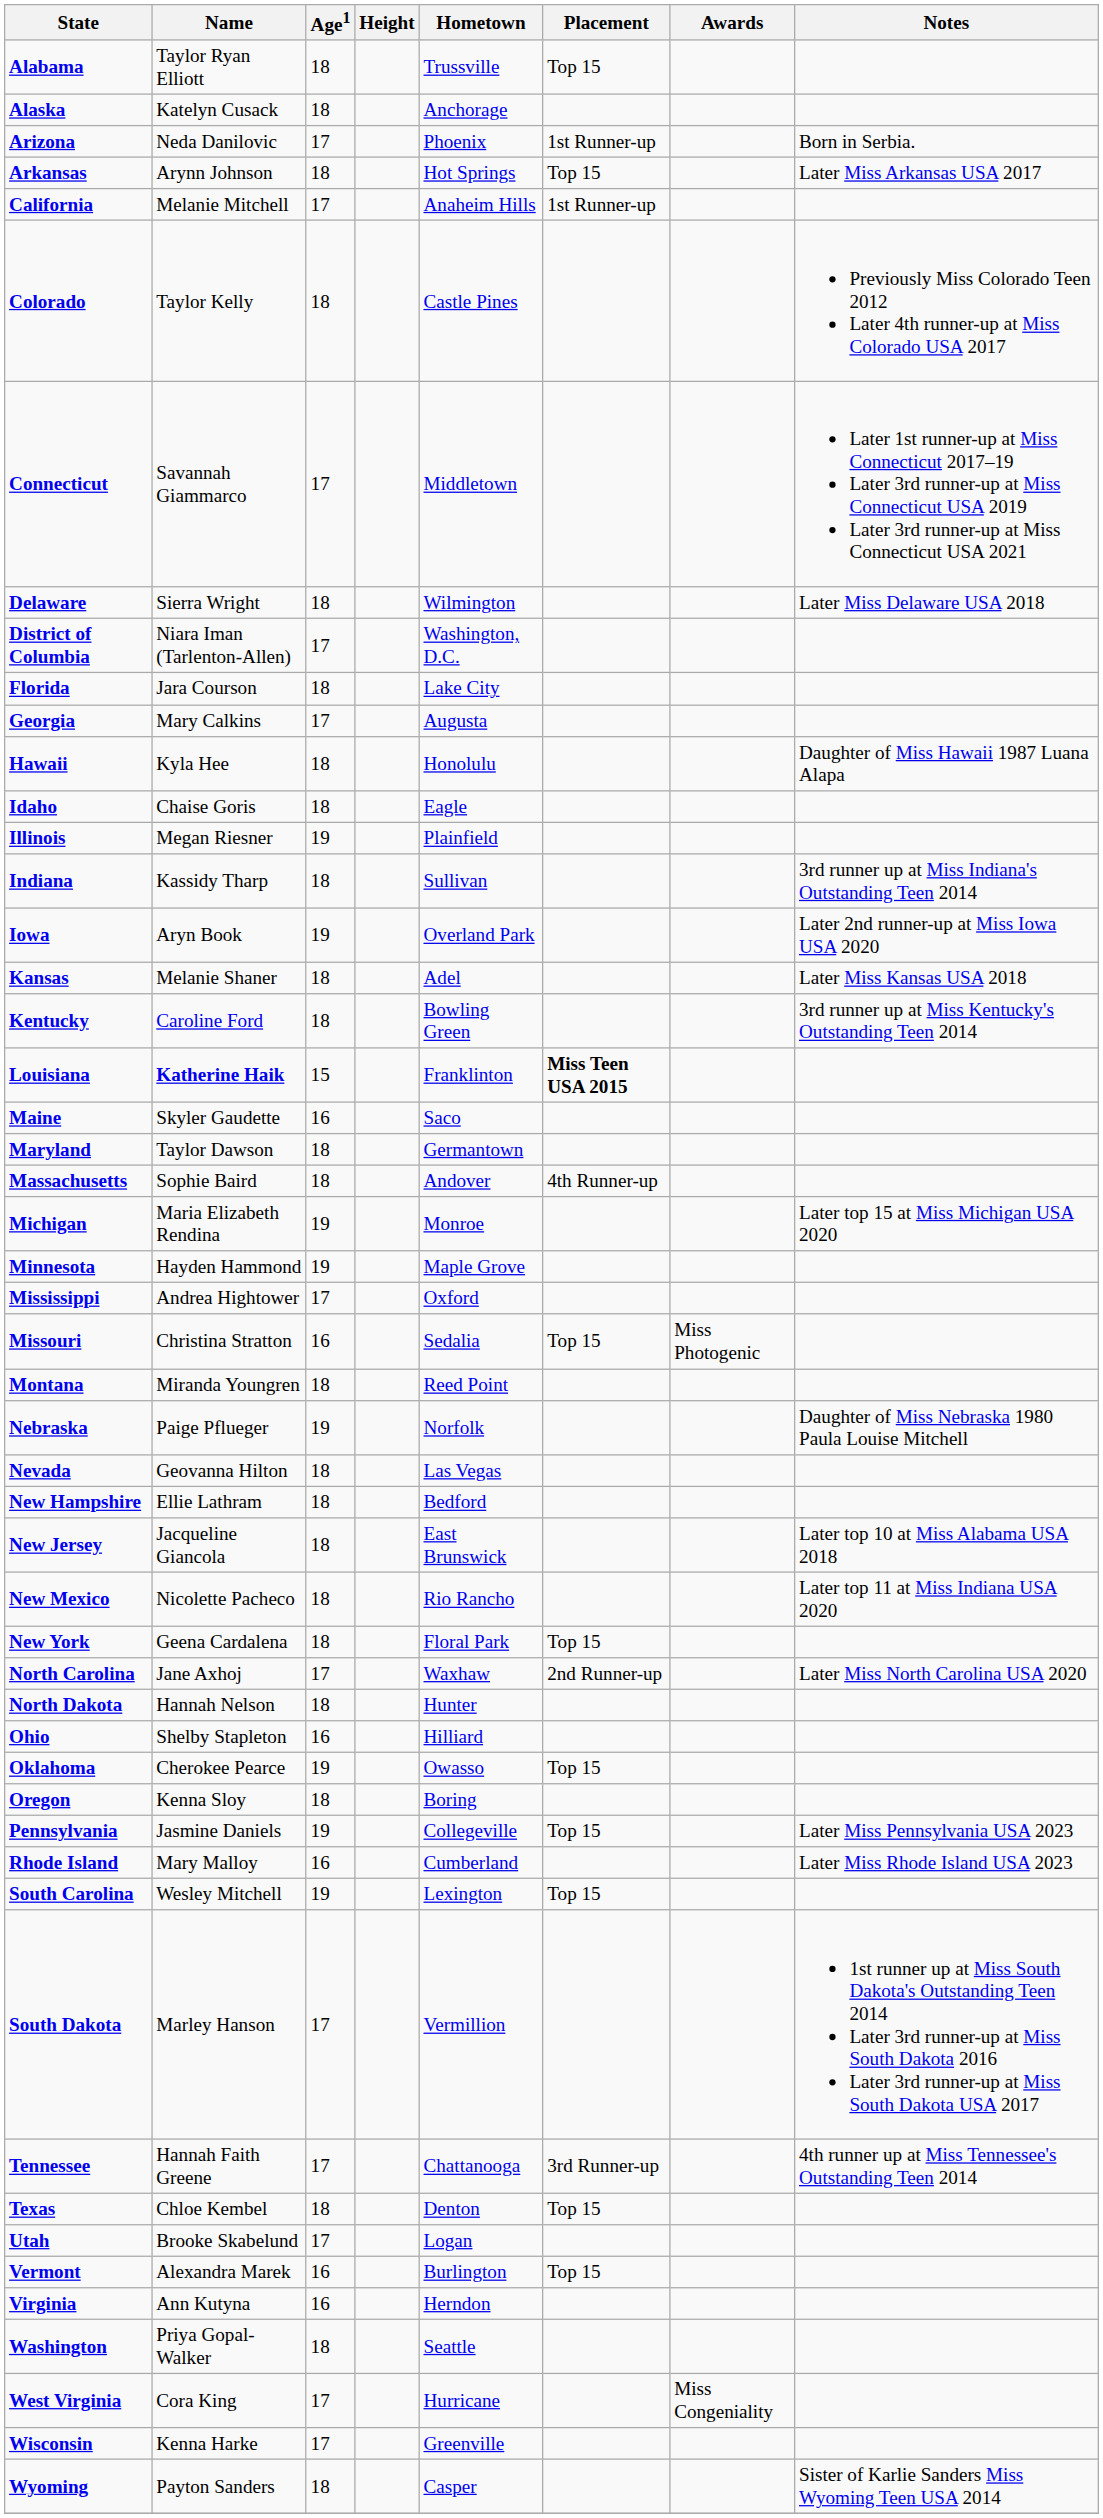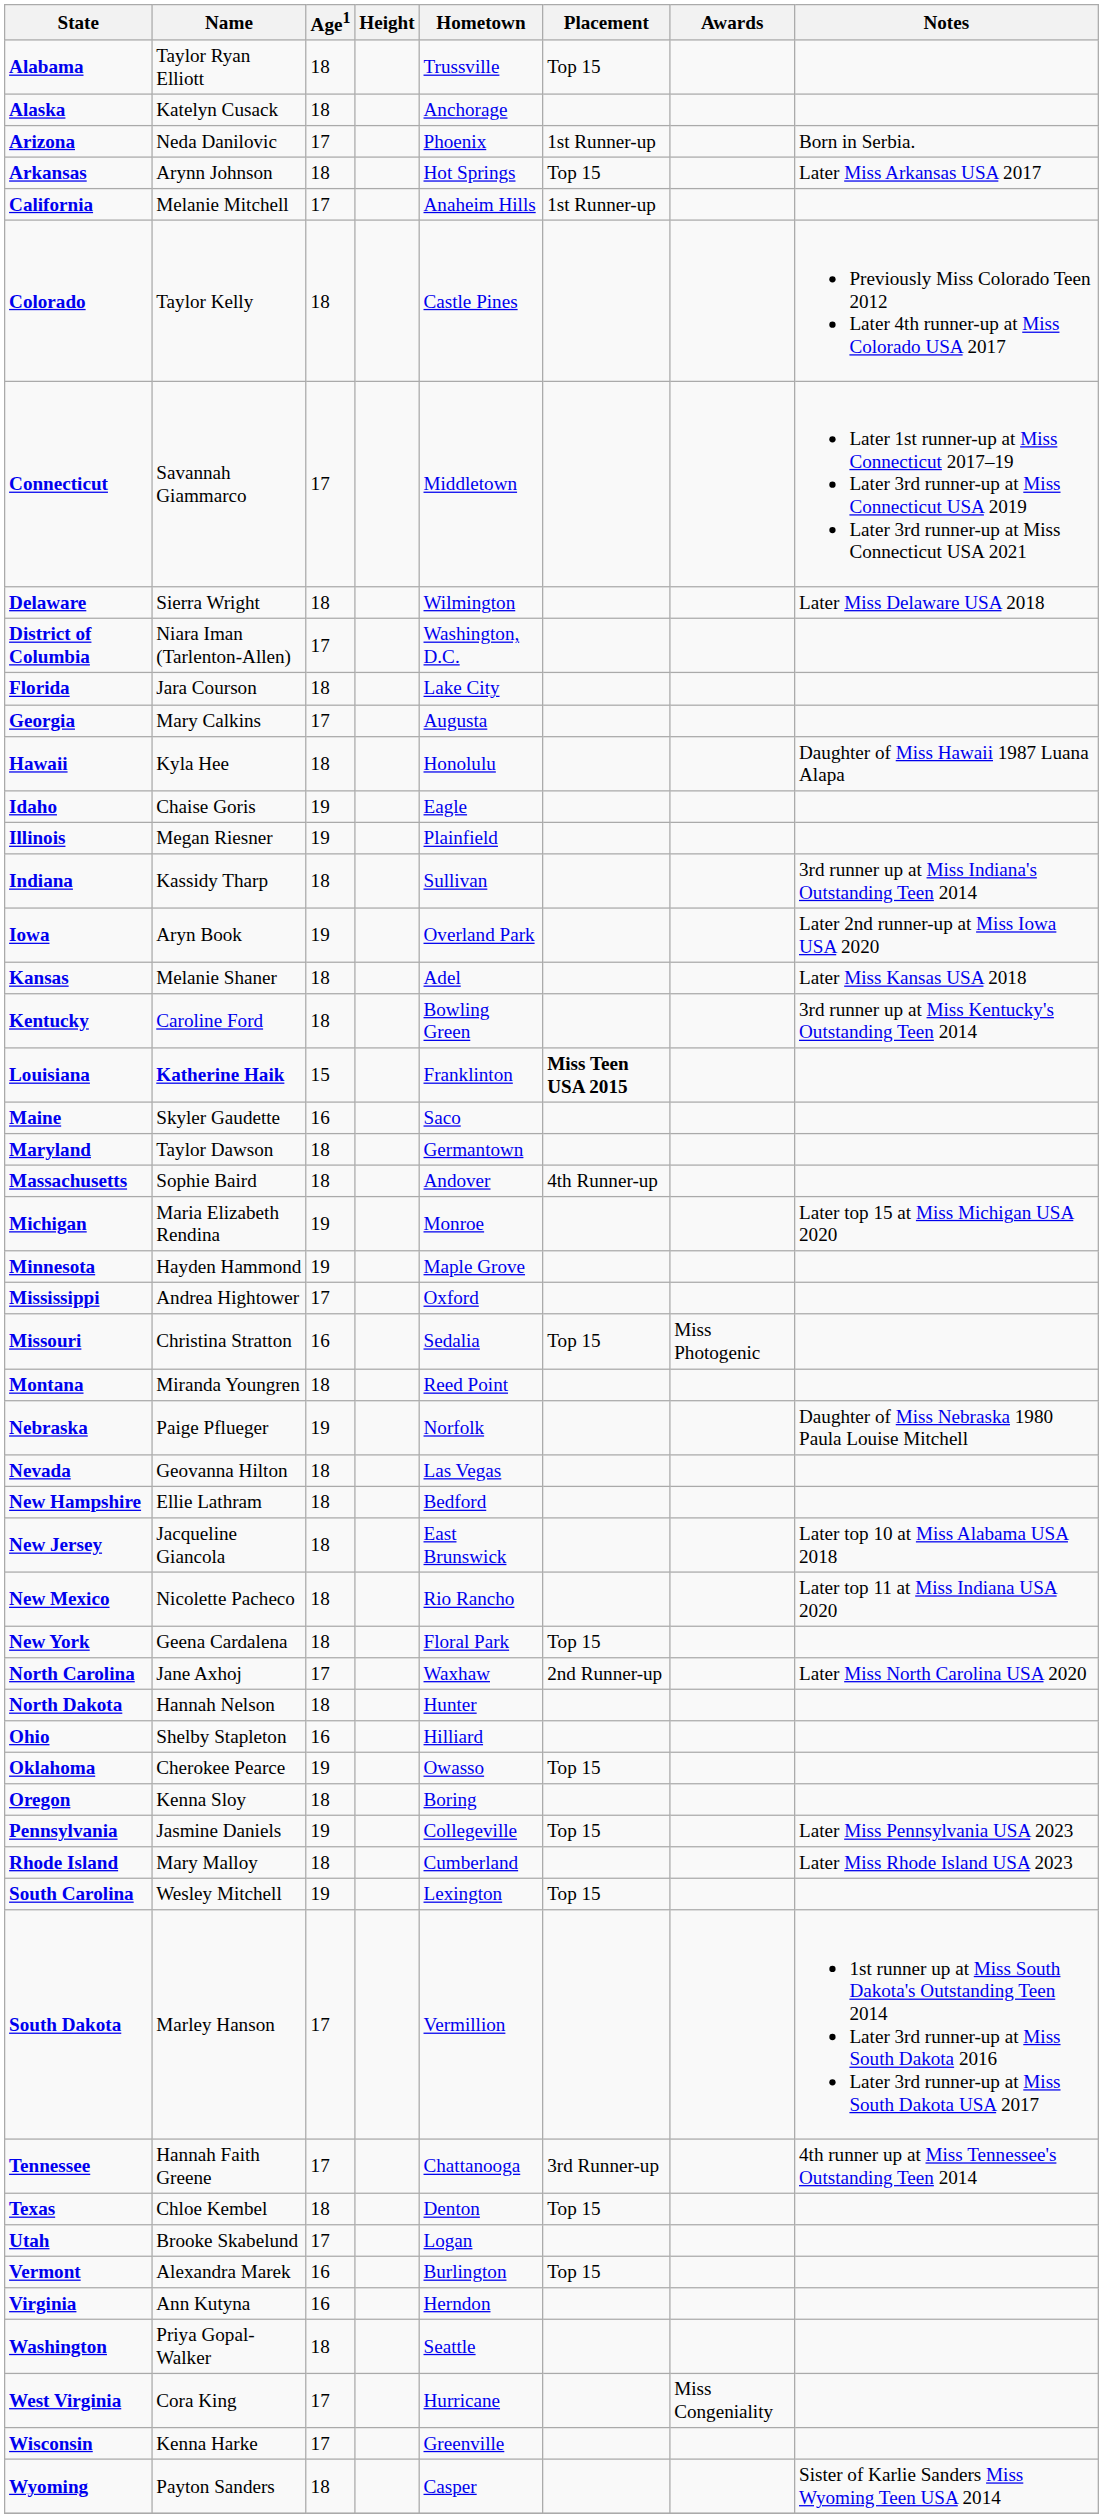(320, 806) 18 -> (320, 806) 19
(320, 1862) 16 -> (320, 1862) 18
